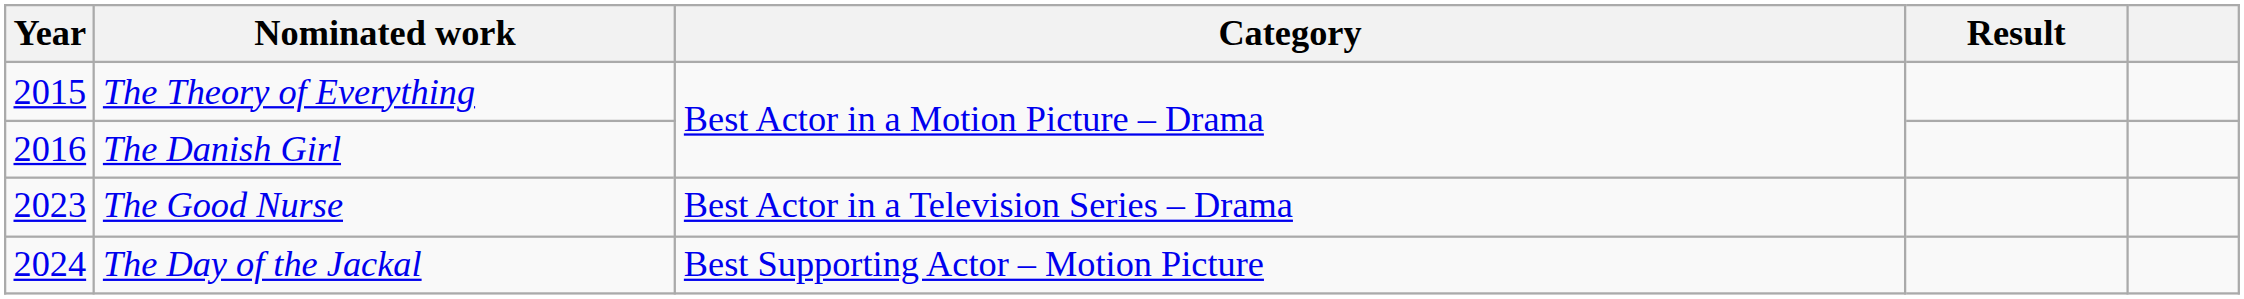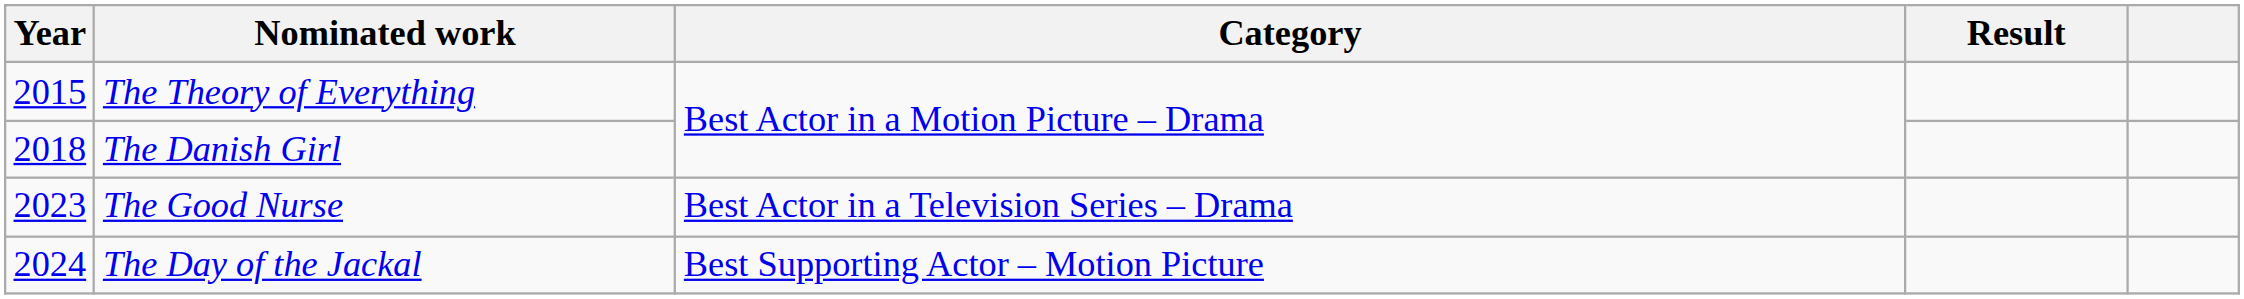(50, 148) 2016 -> (50, 148) 2018
